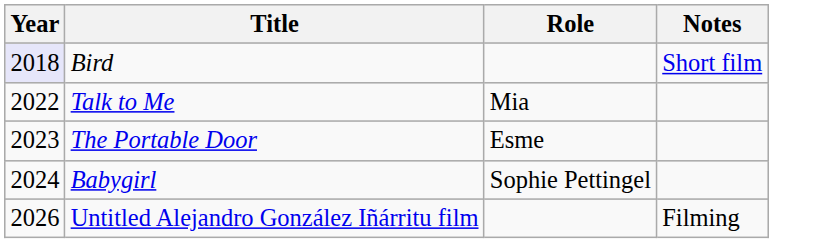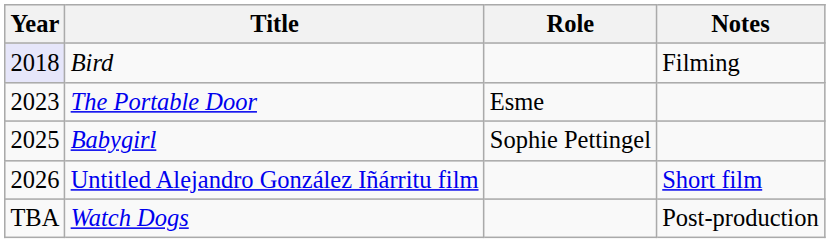(712, 62) Short film -> (701, 62) Filming
- row: (123, 101)
(35, 179) 2024 -> (35, 140) 2025
(701, 218) Filming -> (712, 179) Short film
+ row: (130, 218)
